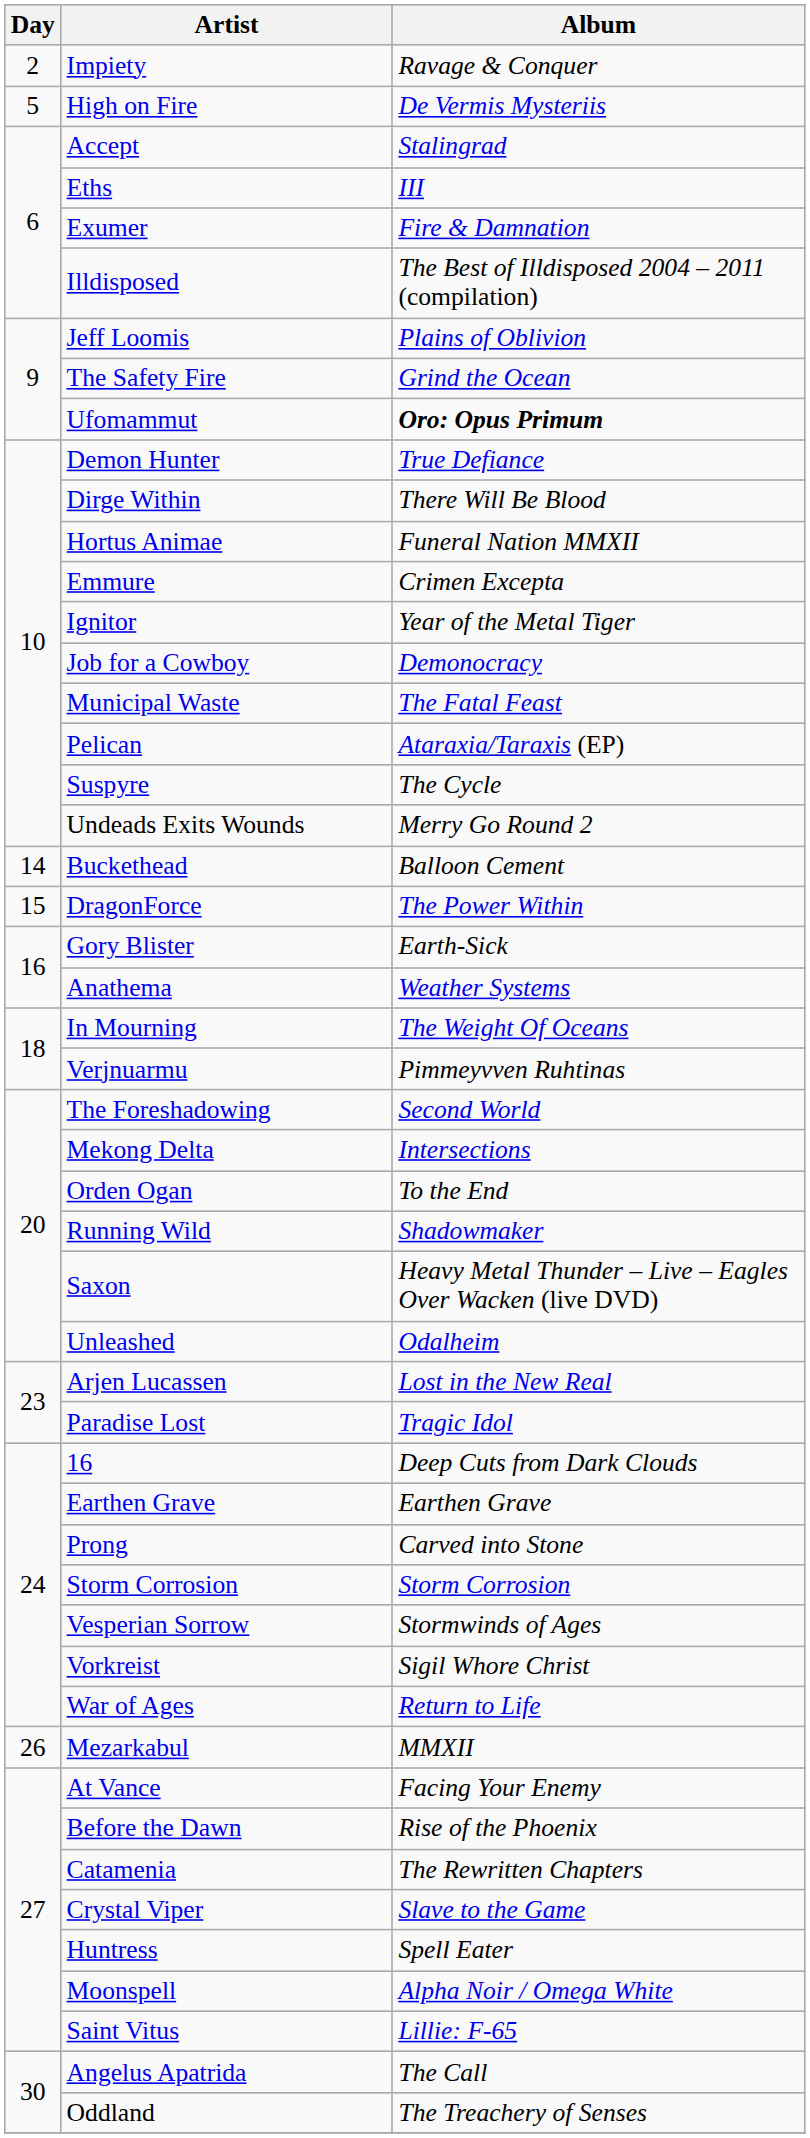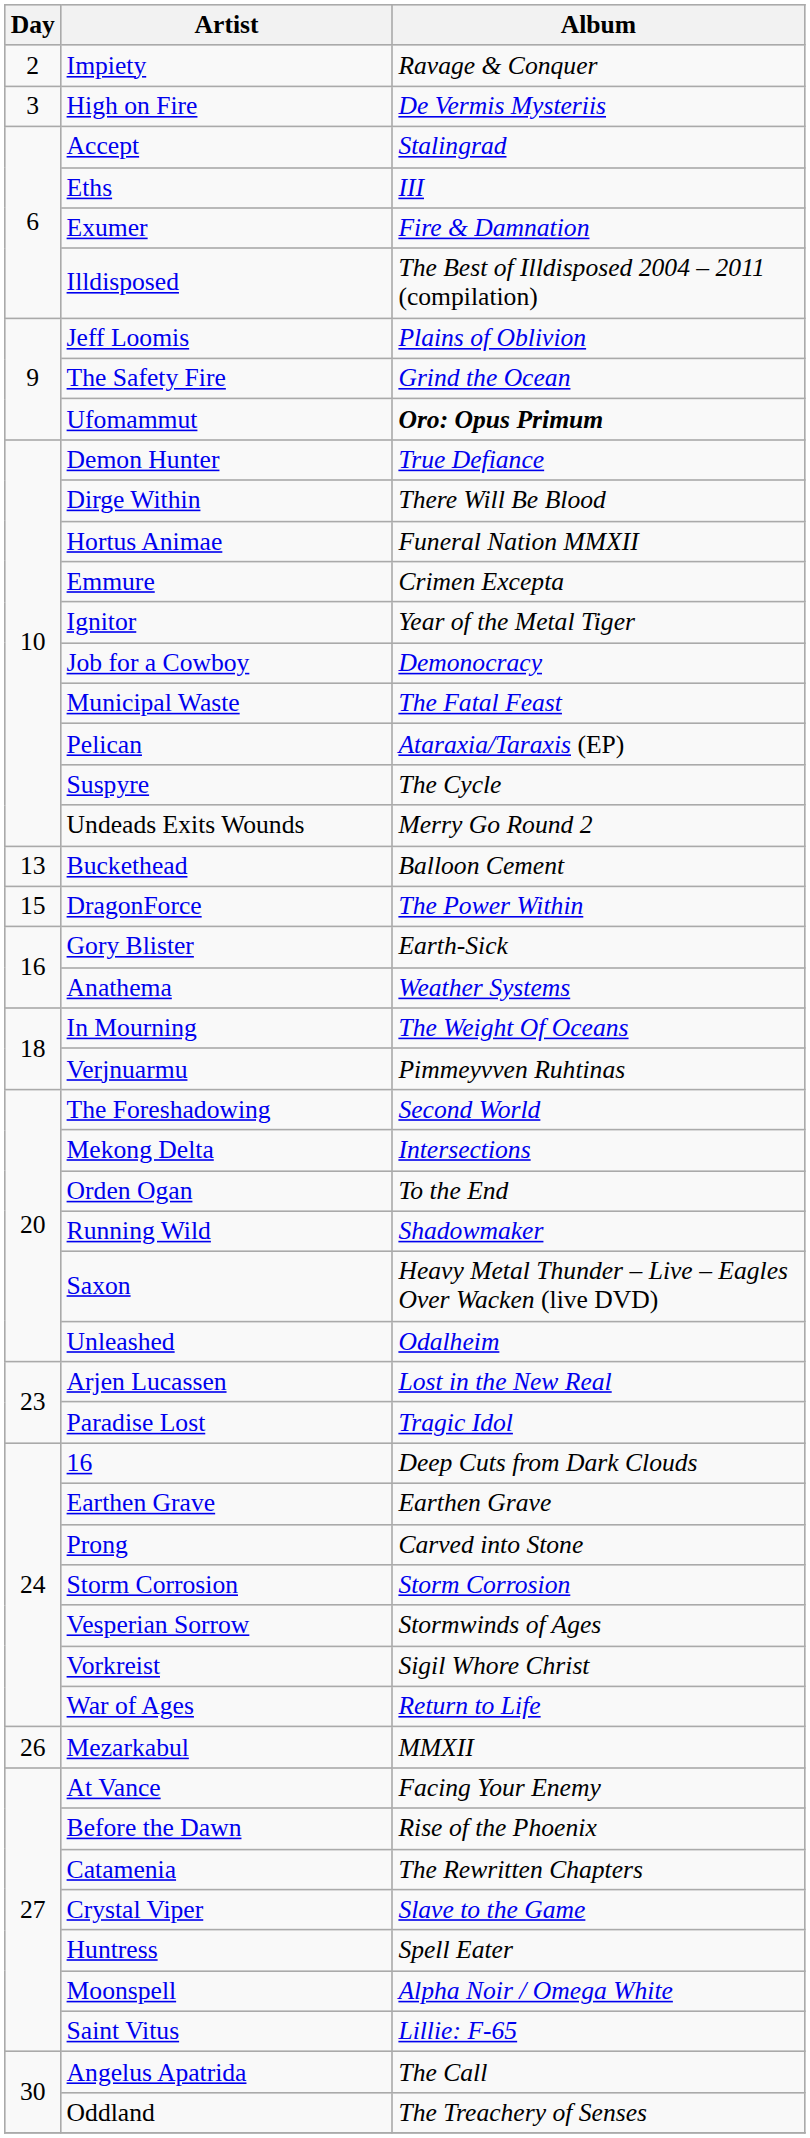(33, 106) 5 -> (33, 106) 3
(33, 865) 14 -> (33, 865) 13
